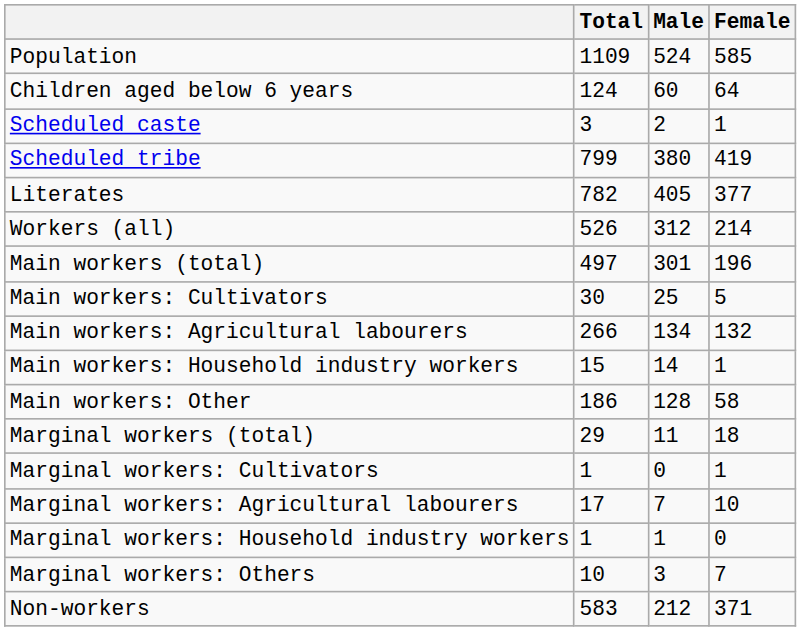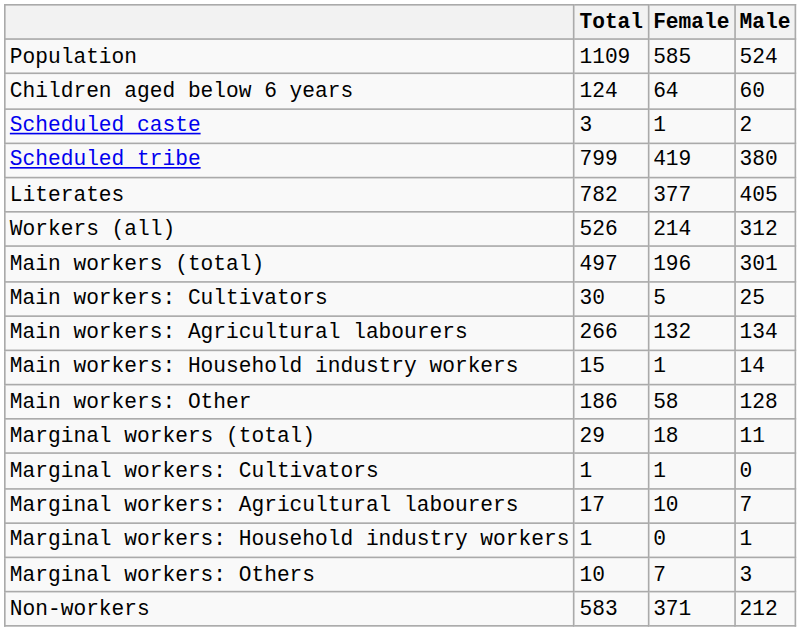columns swapped: (679, 22) <-> (752, 22)
